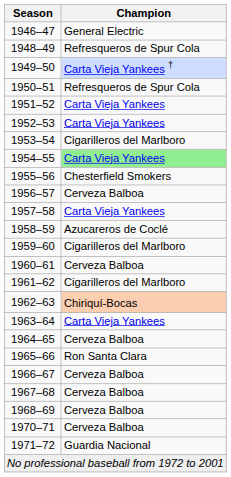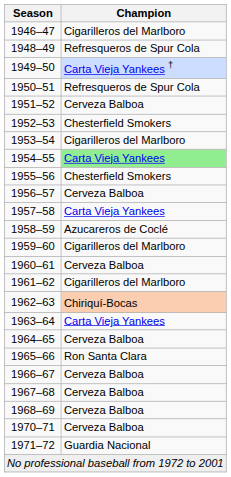(104, 31) General Electric -> (125, 31) Cigarilleros del Marlboro
(114, 105) Carta Vieja Yankees -> (104, 105) Cerveza Balboa
(114, 122) Carta Vieja Yankees -> (118, 122) Chesterfield Smokers
